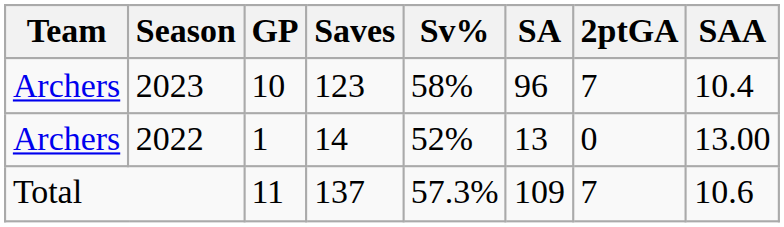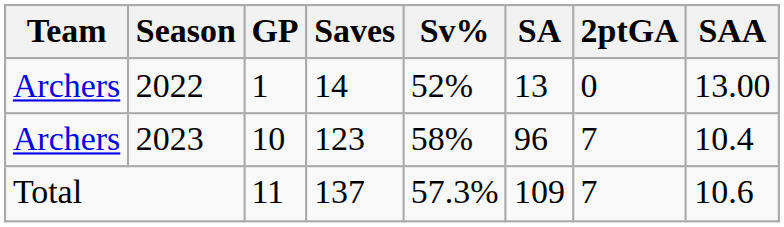rows swapped: (170, 138) <-> (170, 85)
